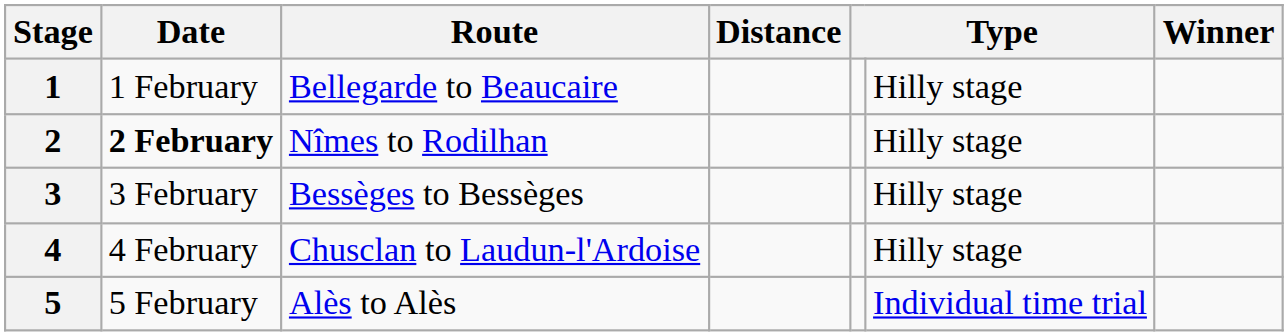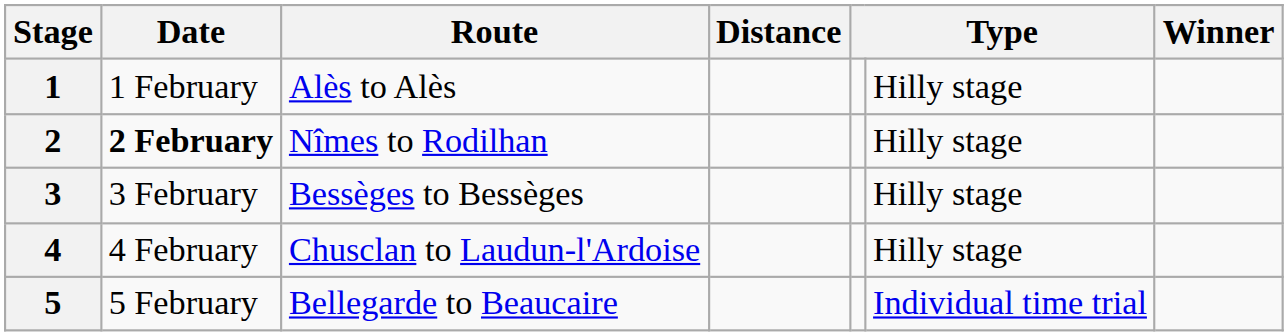(453, 85) Bellegarde to Beaucaire -> (373, 85) Alès to Alès
(373, 303) Alès to Alès -> (453, 303) Bellegarde to Beaucaire
